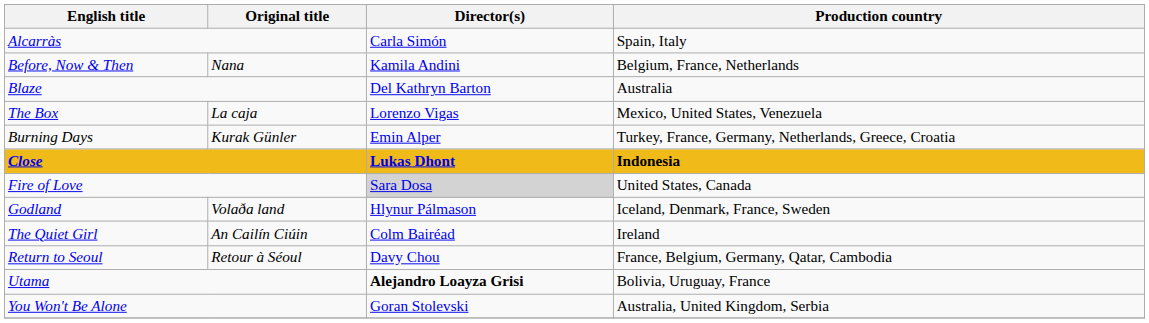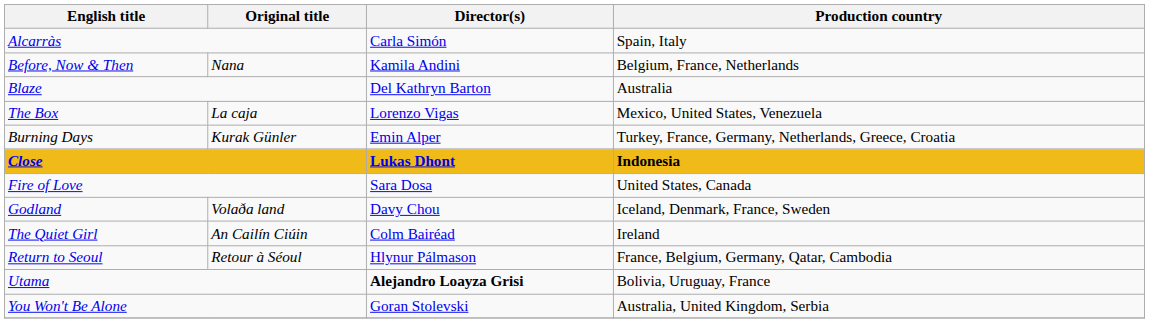(401, 185) lightgrey background -> (401, 185) no background
(423, 209) Hlynur Pálmason -> (405, 209) Davy Chou
(405, 257) Davy Chou -> (423, 257) Hlynur Pálmason
